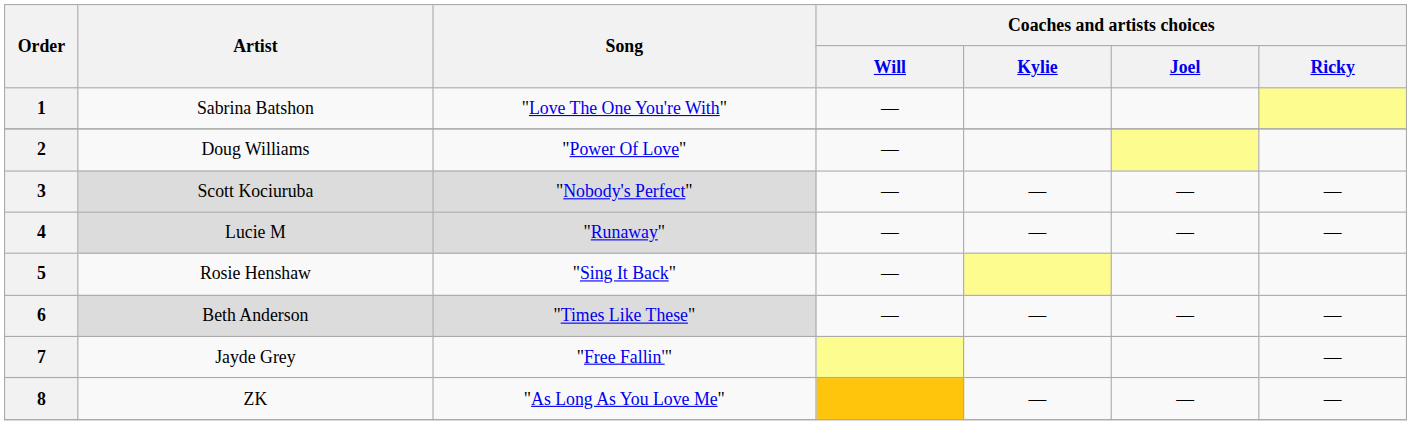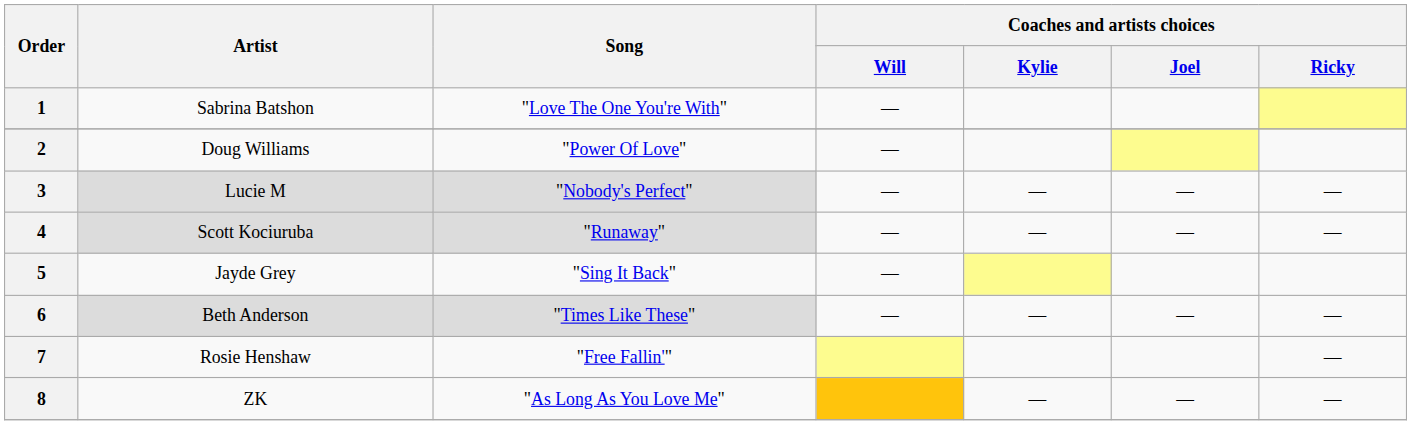(255, 191) Scott Kociuruba -> (255, 191) Lucie M
(255, 232) Lucie M -> (255, 232) Scott Kociuruba
(255, 274) Rosie Henshaw -> (255, 274) Jayde Grey
(255, 357) Jayde Grey -> (255, 357) Rosie Henshaw
